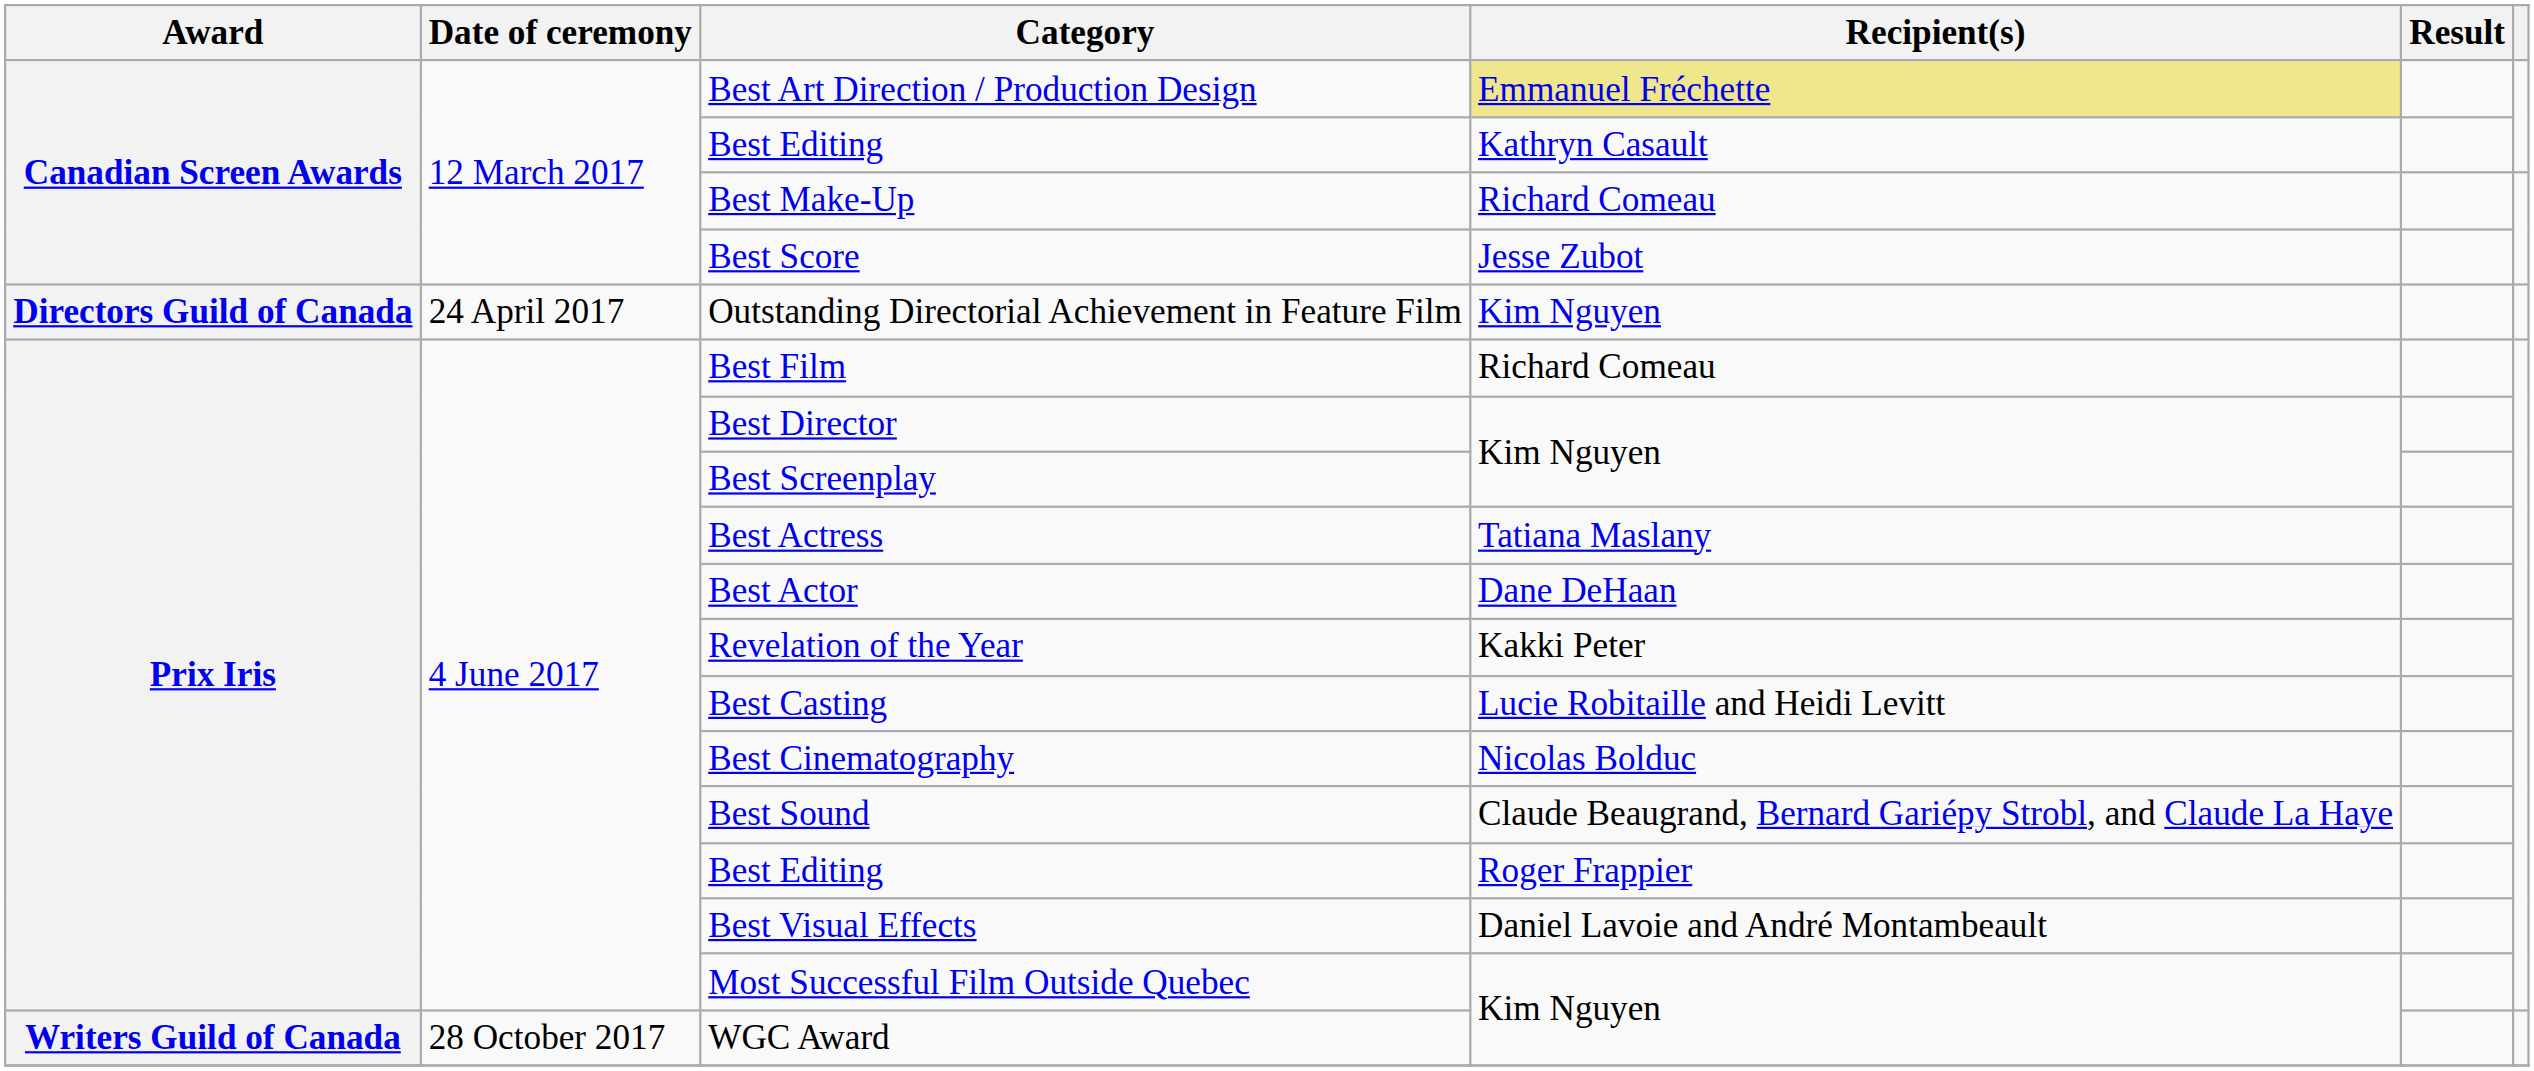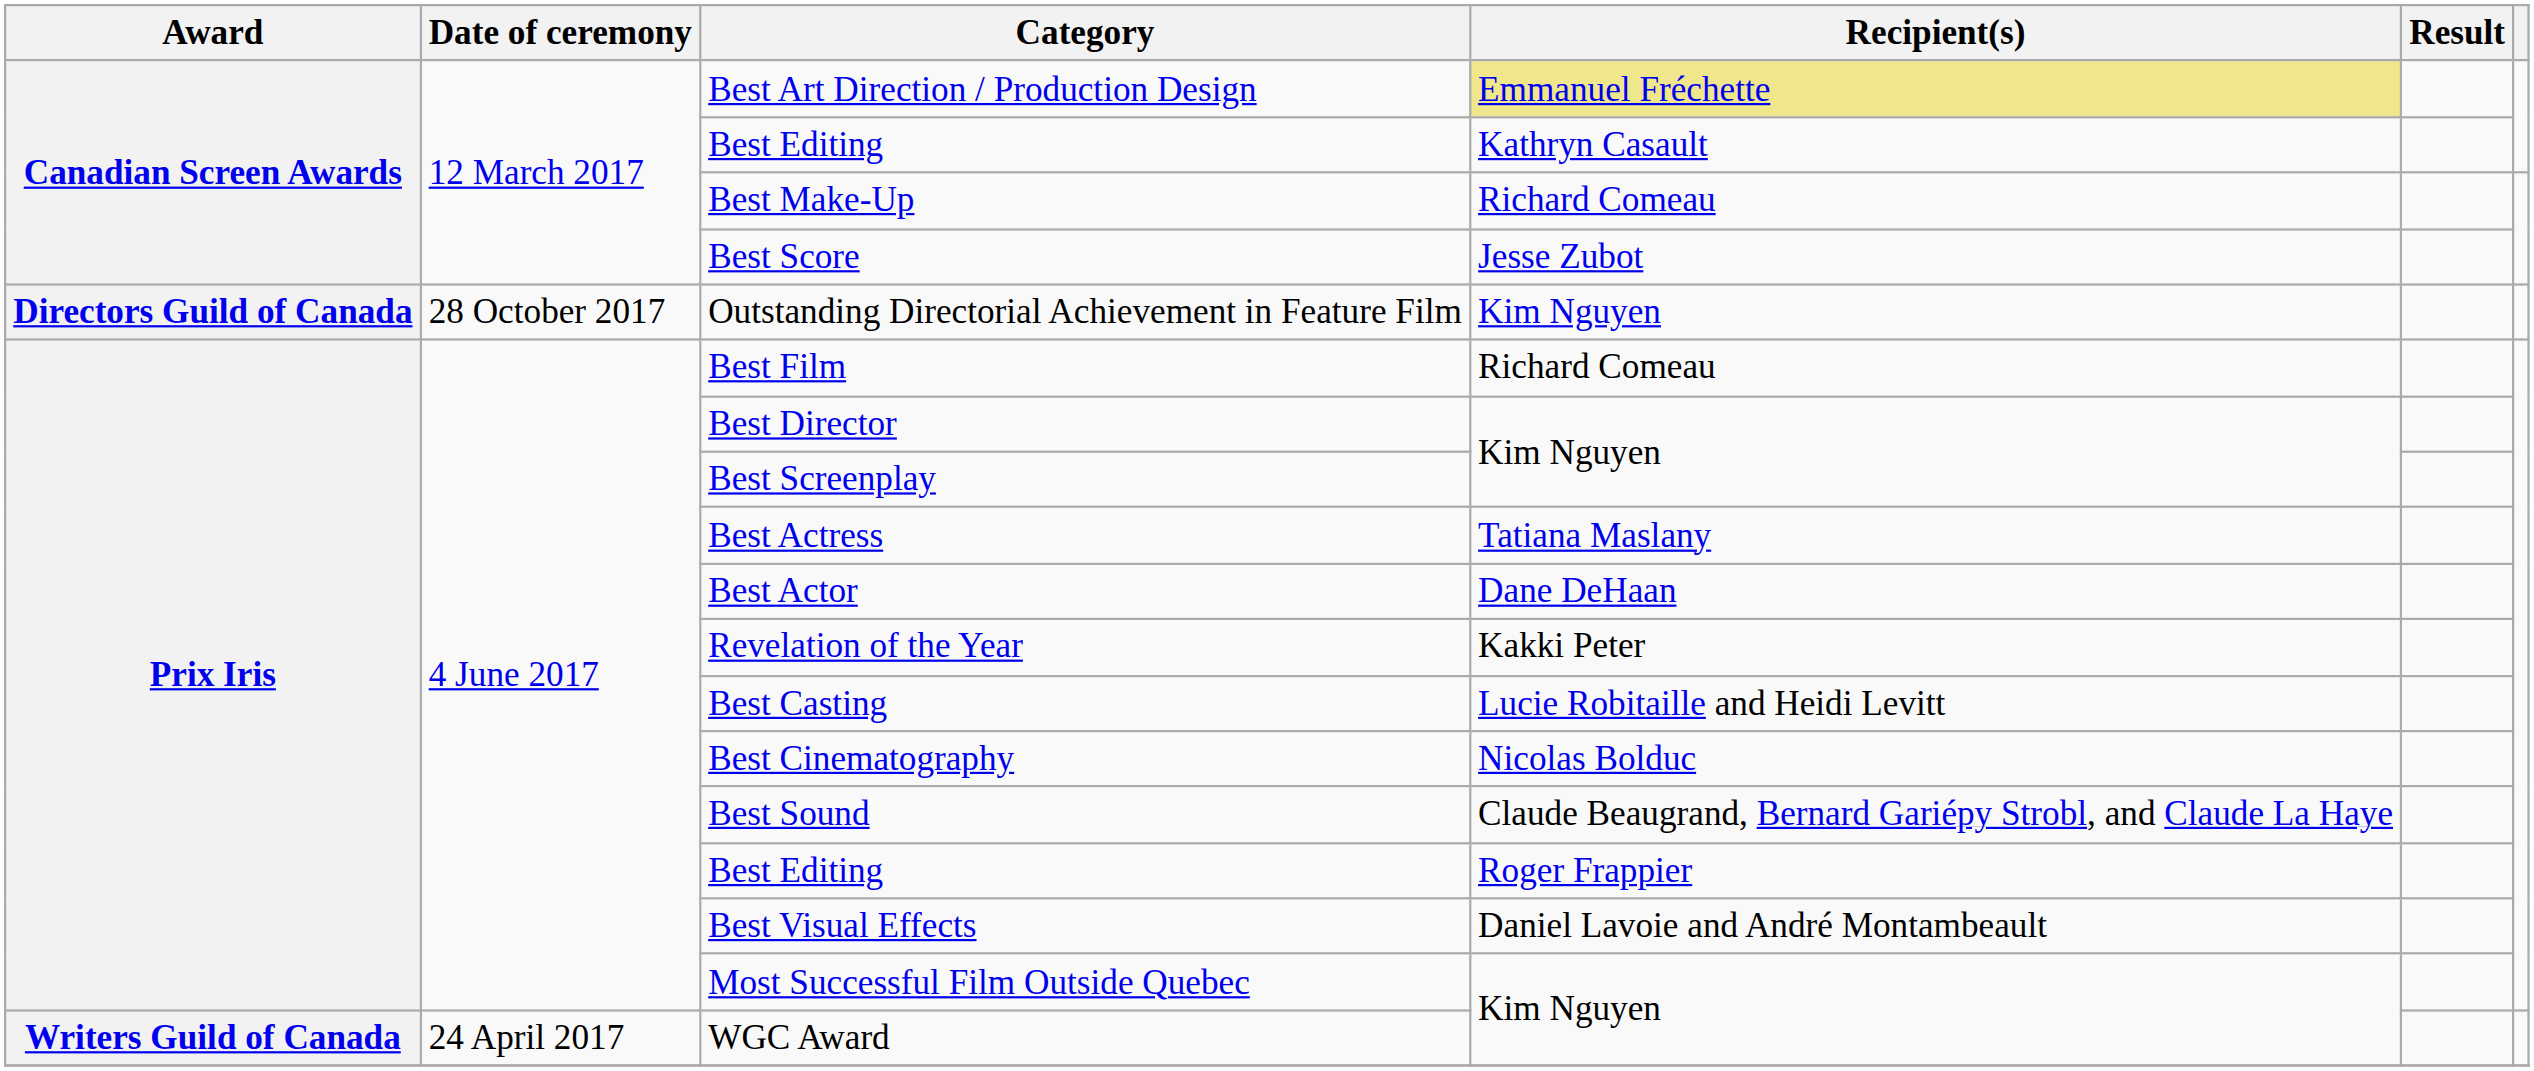(526, 311) 24 April 2017 -> (547, 311) 28 October 2017
(547, 1037) 28 October 2017 -> (526, 1037) 24 April 2017
